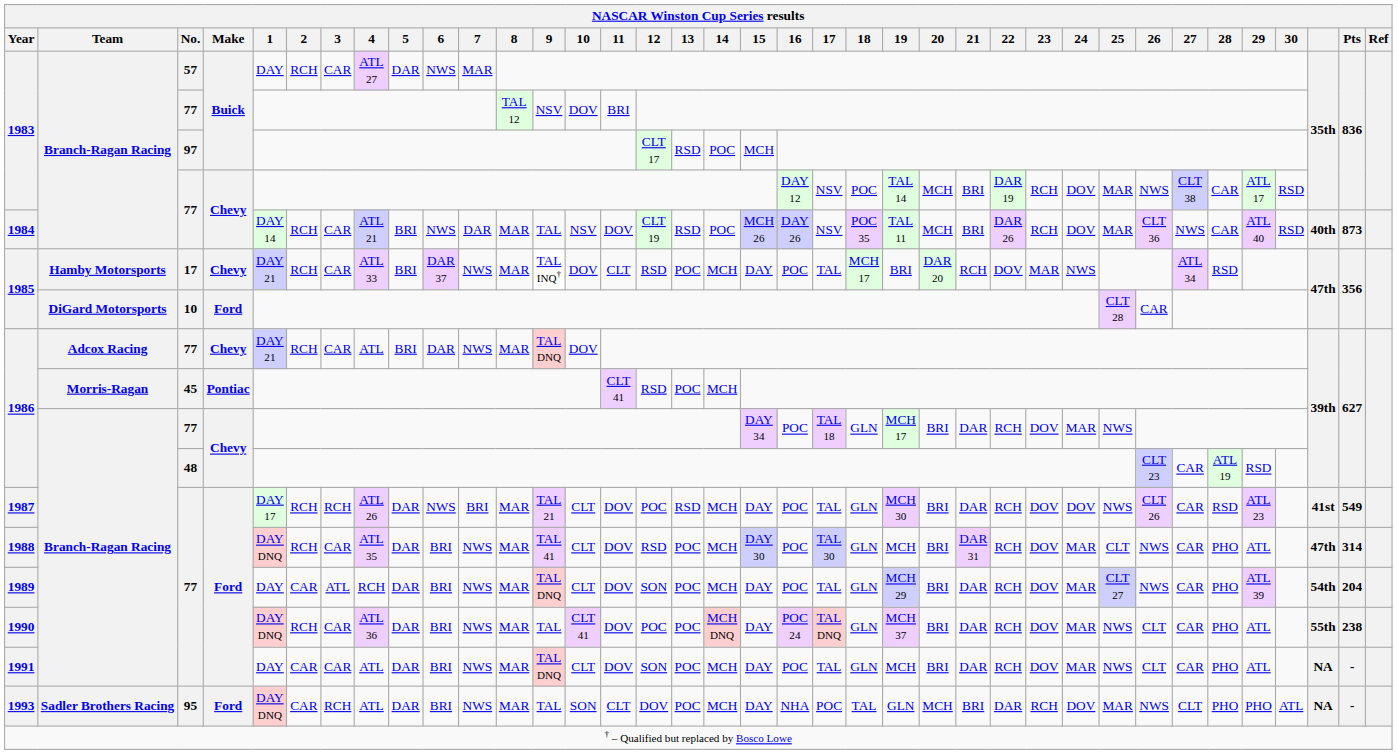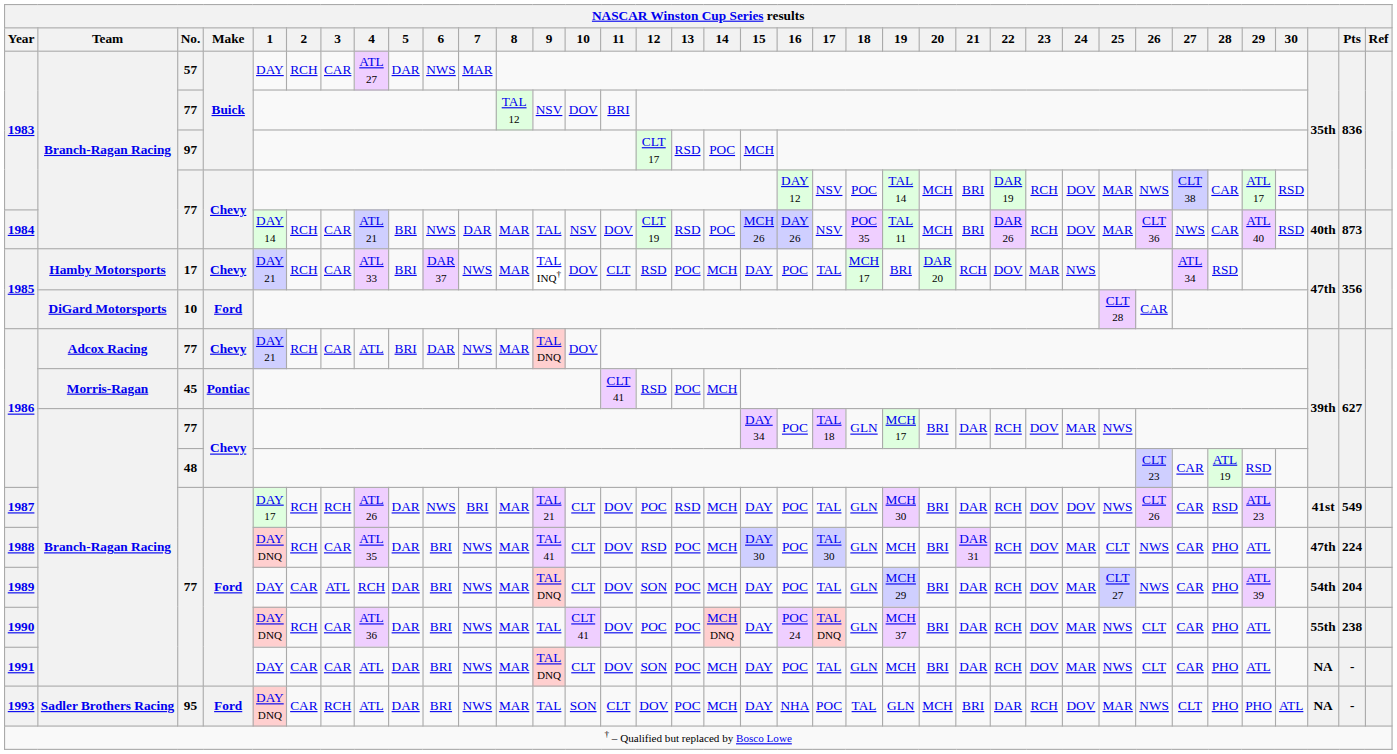(1352, 547) 314 -> (1352, 547) 224
